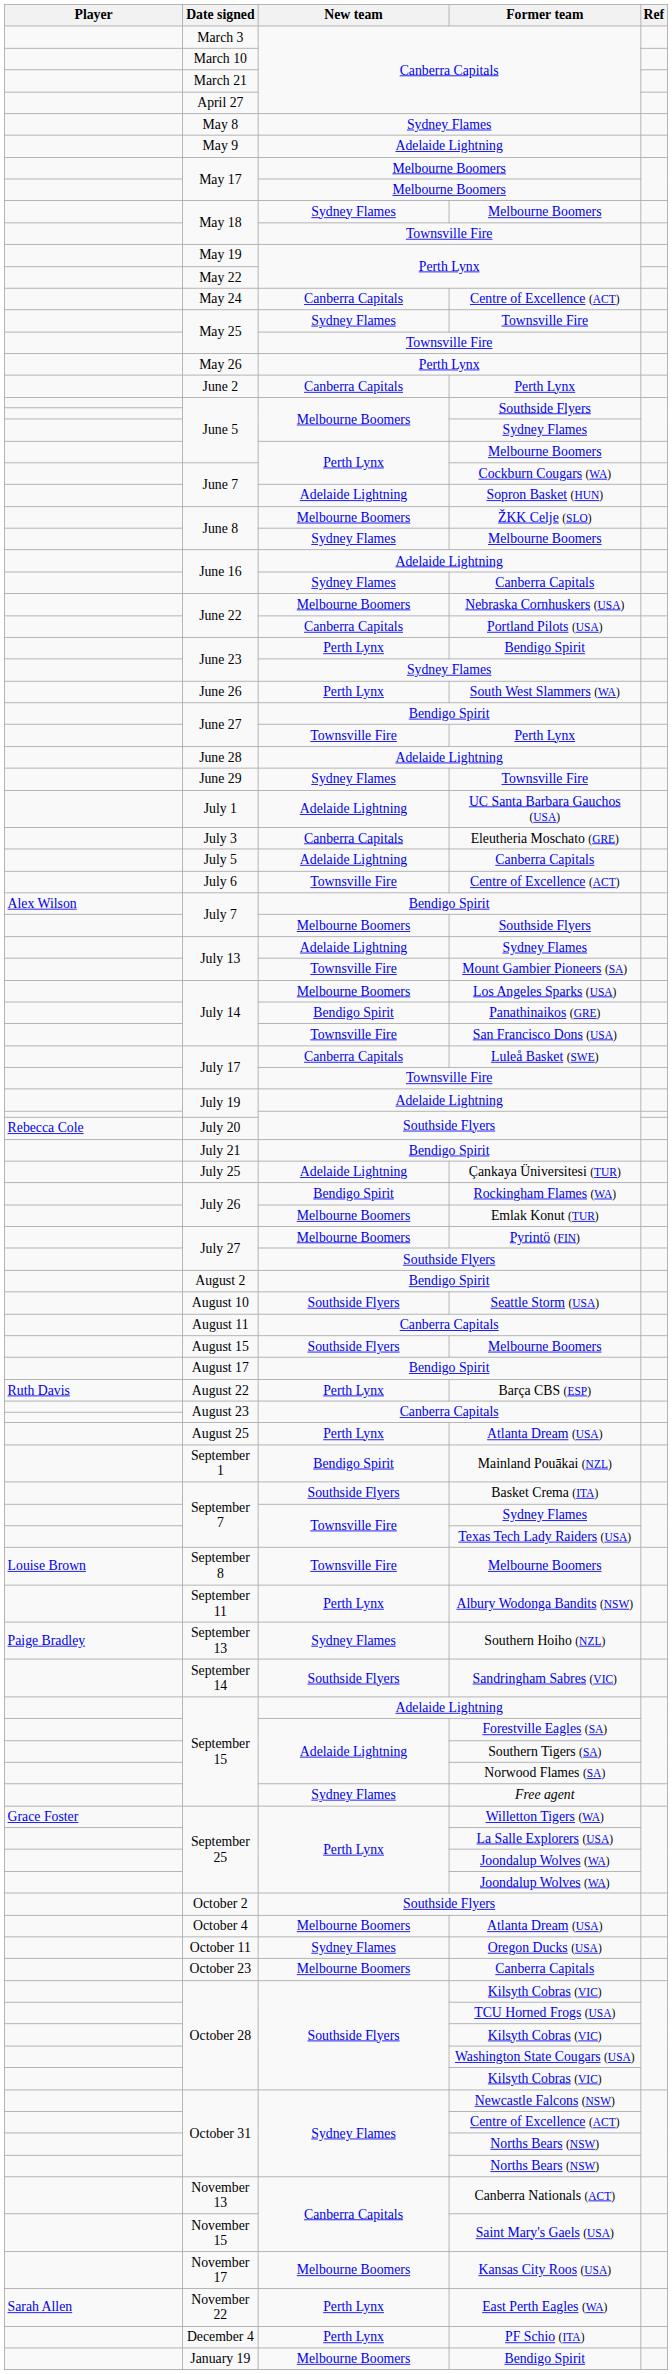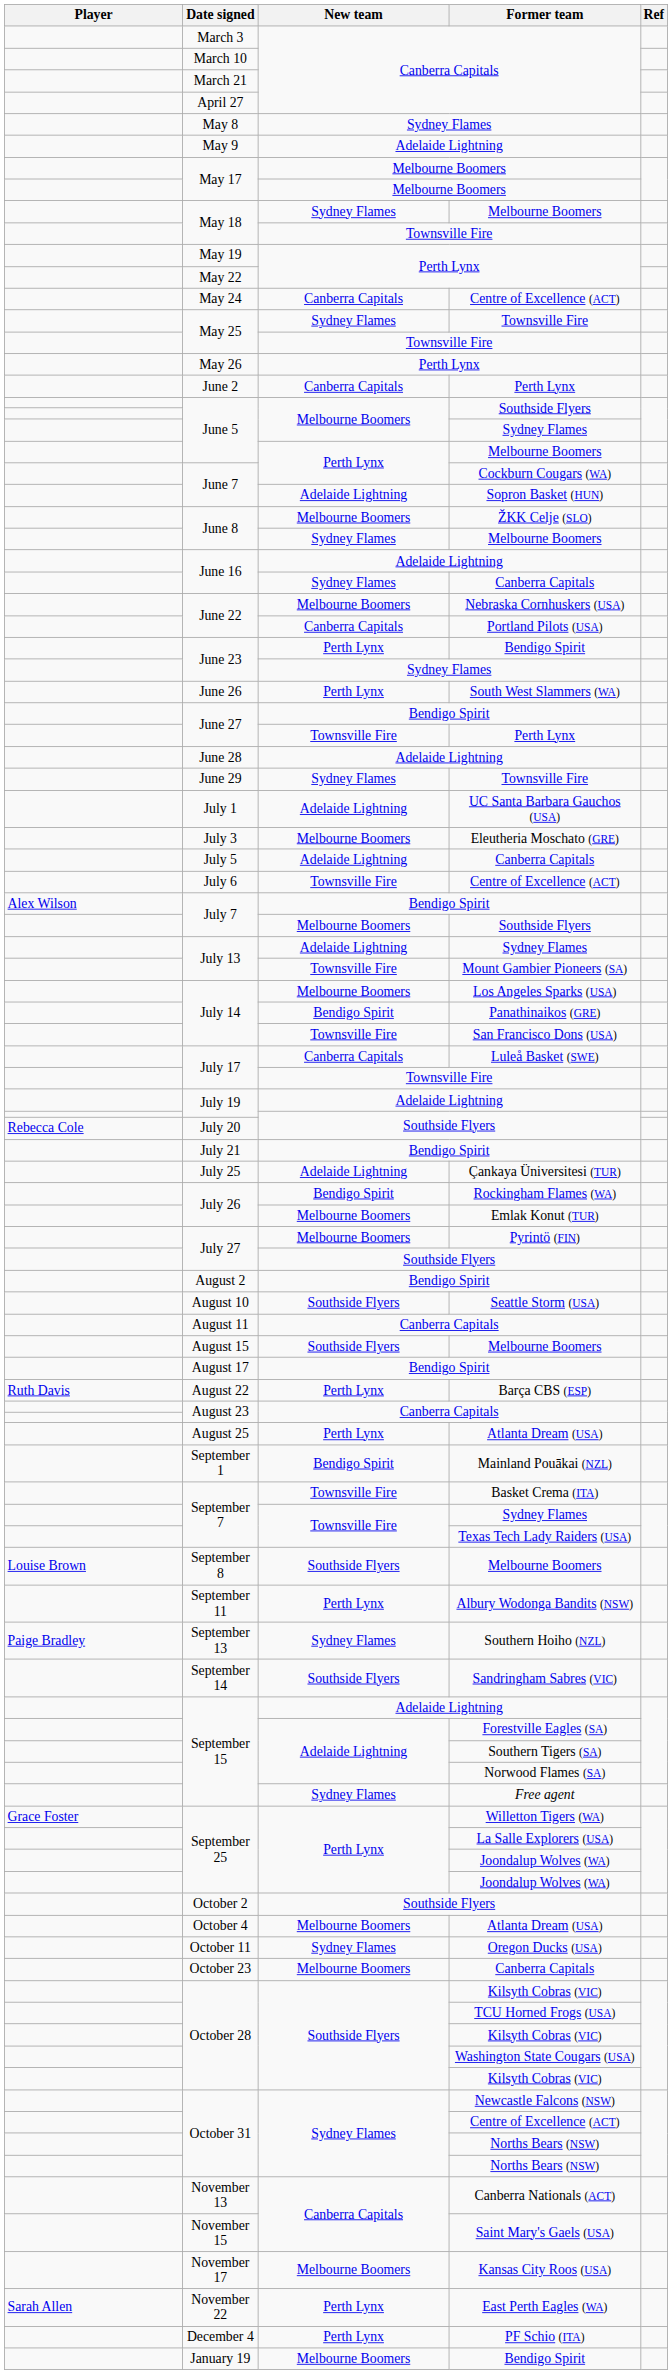(354, 838) Canberra Capitals -> (354, 838) Melbourne Boomers
(354, 1492) Southside Flyers -> (354, 1492) Townsville Fire
(354, 1566) Townsville Fire -> (354, 1566) Southside Flyers
